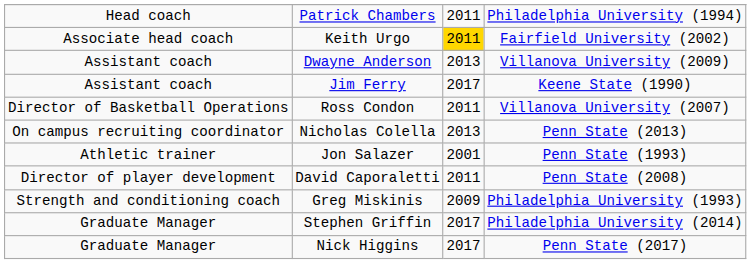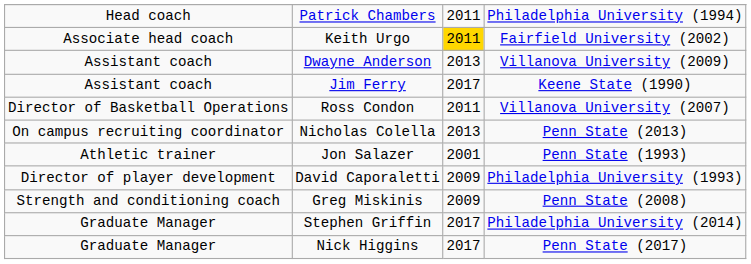(464, 178) 2011 -> (464, 178) 2009
(615, 178) Penn State (2008) -> (615, 178) Philadelphia University (1993)
(615, 201) Philadelphia University (1993) -> (615, 201) Penn State (2008)
